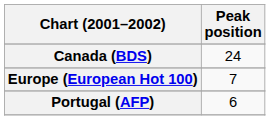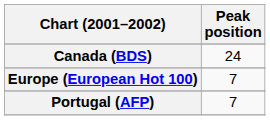(233, 102) 6 -> (233, 102) 7
